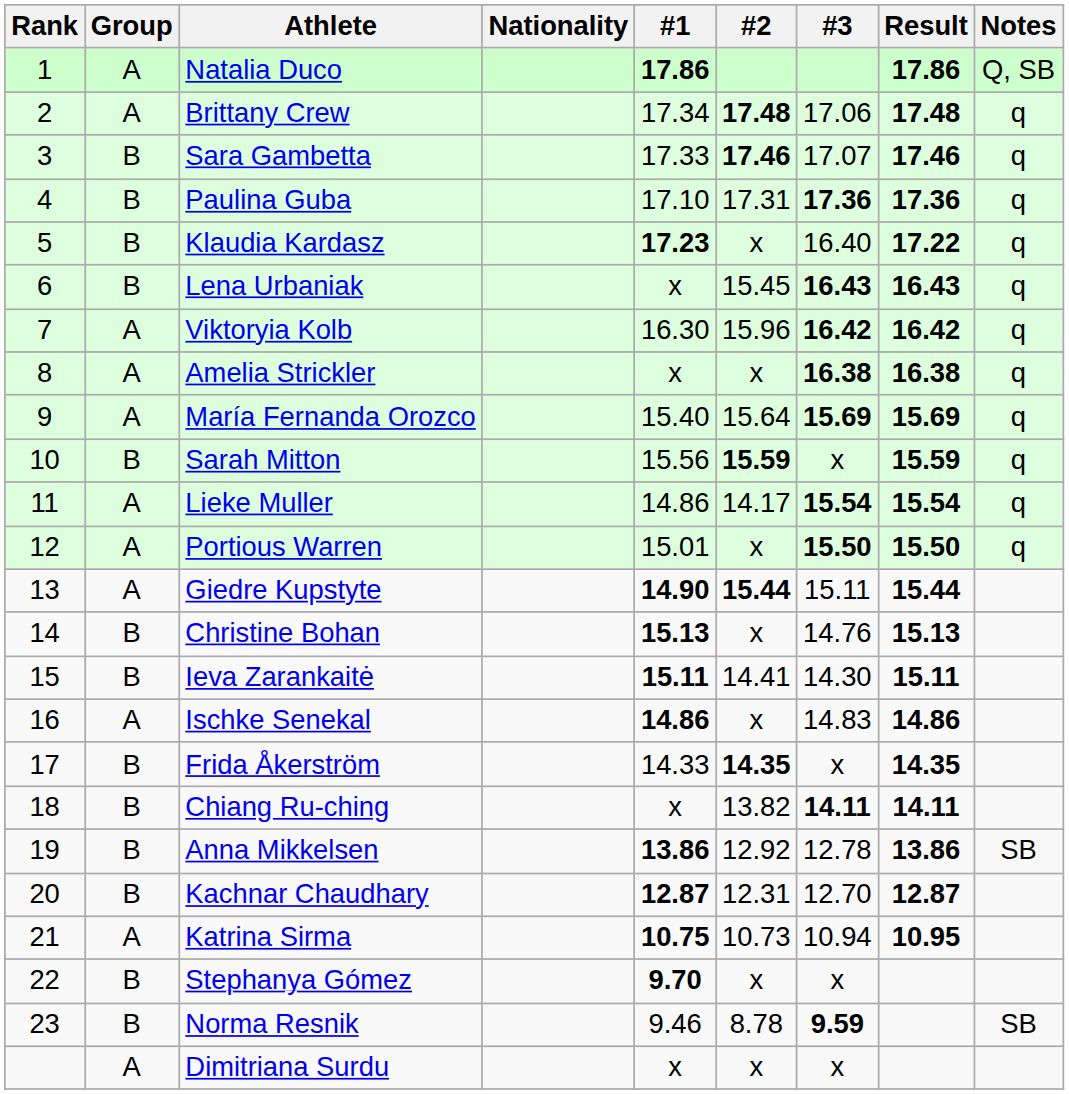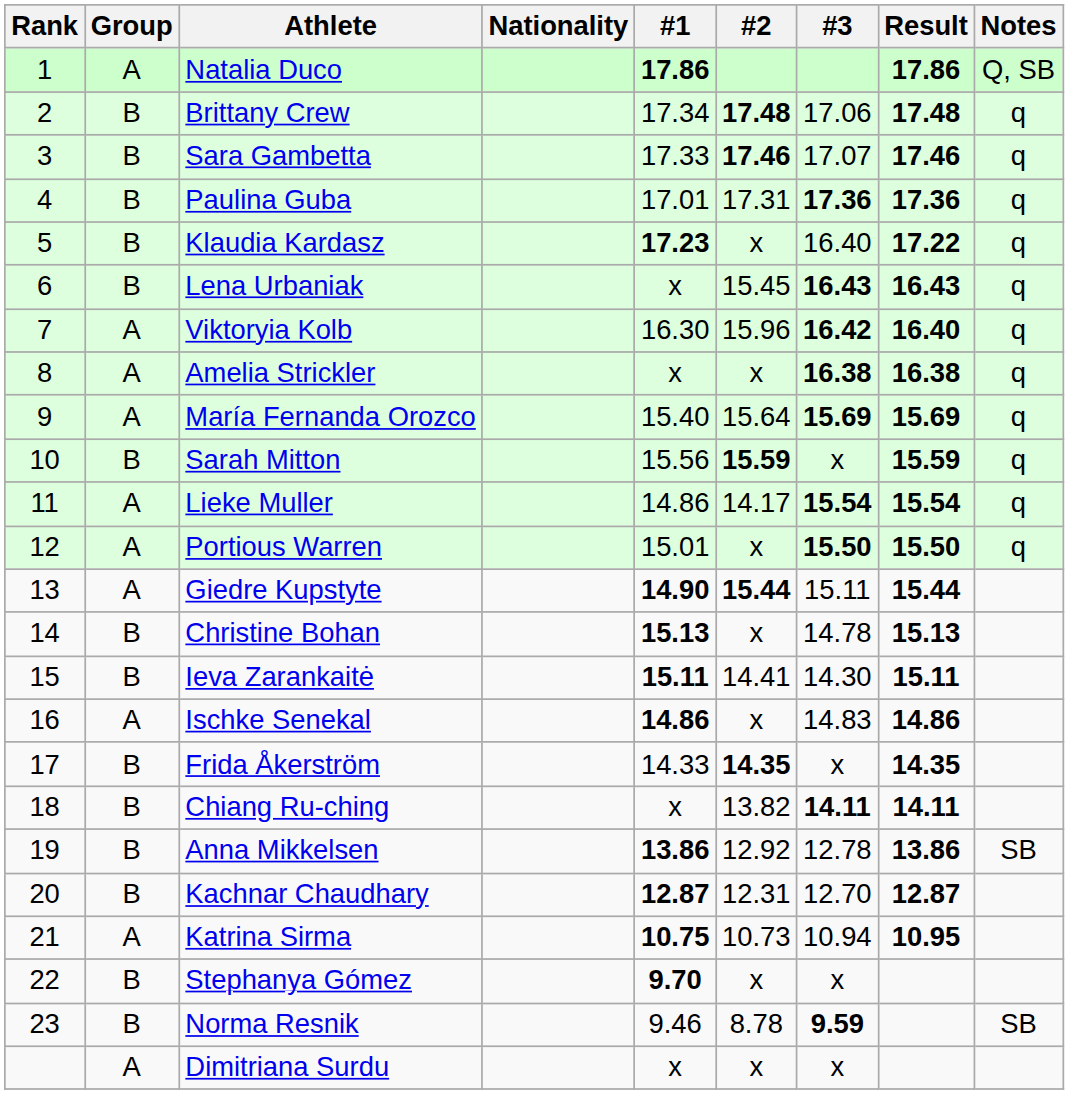(132, 112) A -> (132, 112) B
(675, 199) 17.10 -> (675, 199) 17.01
(926, 329) 16.42 -> (926, 329) 16.40
(837, 633) 14.76 -> (837, 633) 14.78
